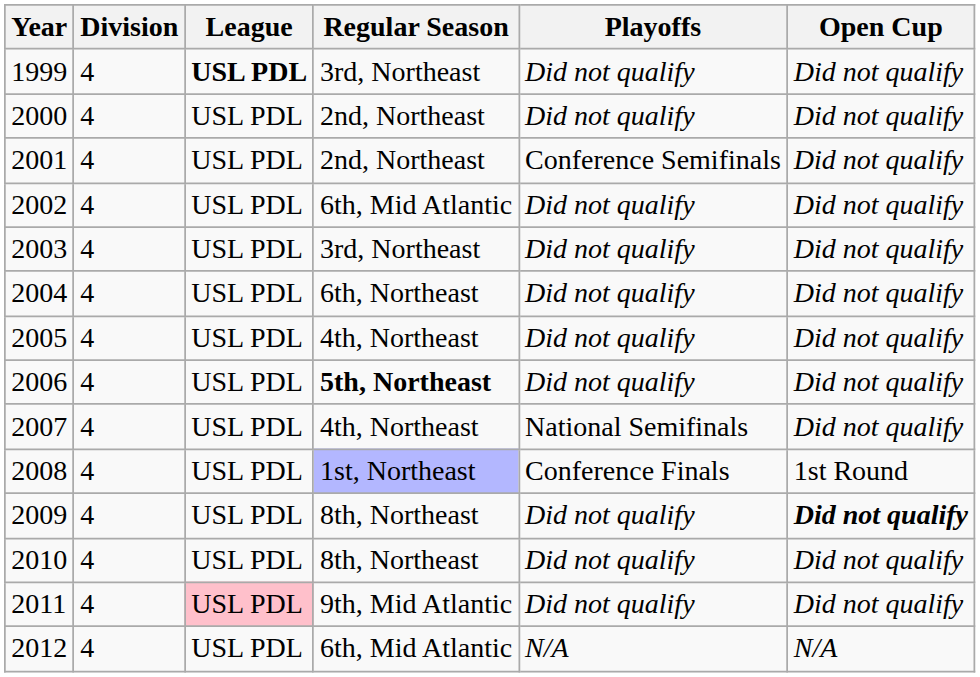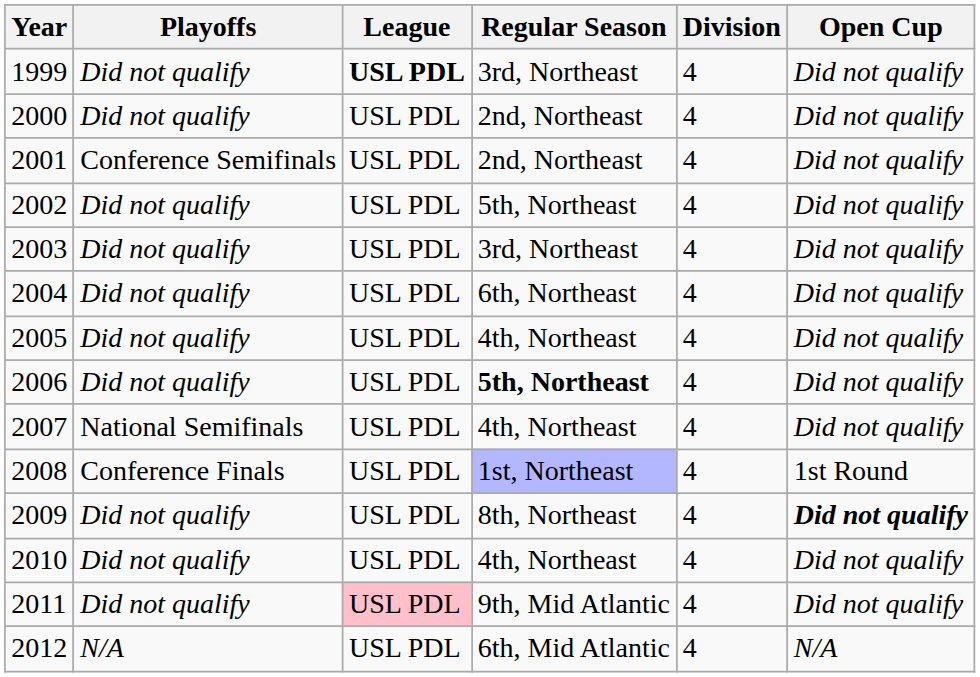columns swapped: (129, 26) <-> (653, 26)
(416, 204) 6th, Mid Atlantic -> (557, 204) 5th, Northeast
(399, 559) 8th, Northeast -> (557, 559) 4th, Northeast
